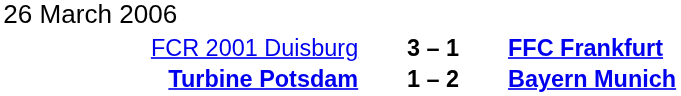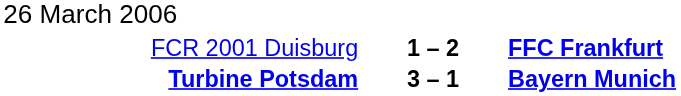(433, 47) 3 – 1 -> (433, 47) 1 – 2
(433, 78) 1 – 2 -> (433, 78) 3 – 1
